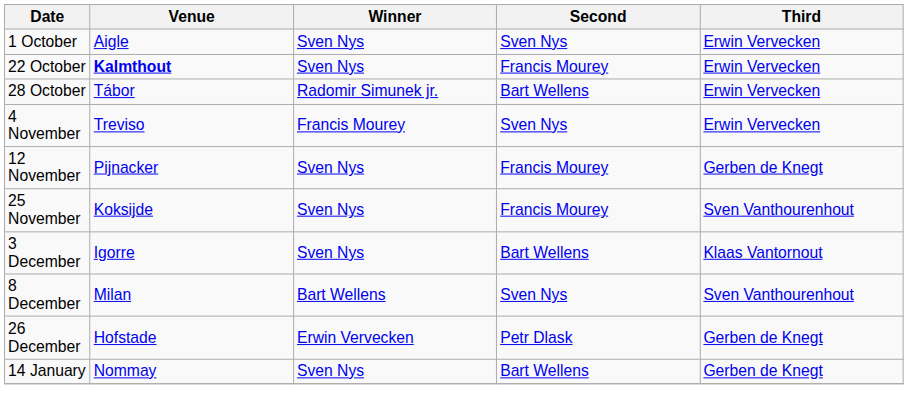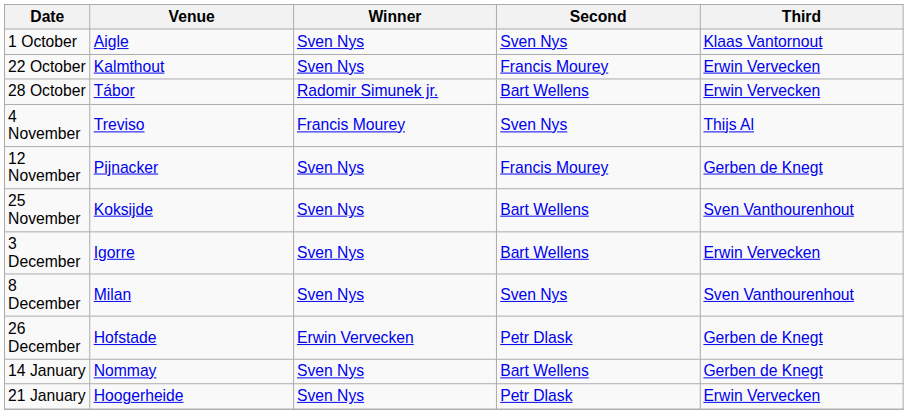(762, 41) Erwin Vervecken -> (763, 41) Klaas Vantornout
(132, 66) bold -> (129, 66) normal
(762, 125) Erwin Vervecken -> (729, 125) Thijs Al
(554, 210) Francis Mourey -> (544, 210) Bart Wellens
(763, 252) Klaas Vantornout -> (762, 252) Erwin Vervecken
(341, 295) Bart Wellens -> (331, 295) Sven Nys
+ row: (47, 396)
